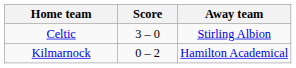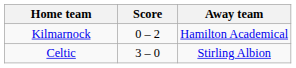rows swapped: (61, 33) <-> (61, 53)
